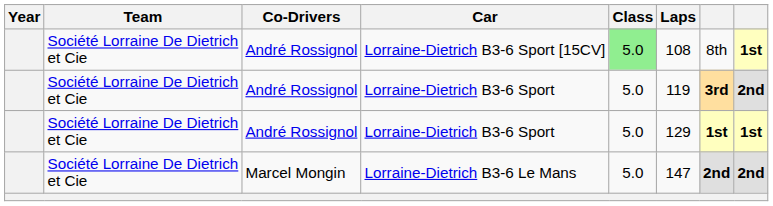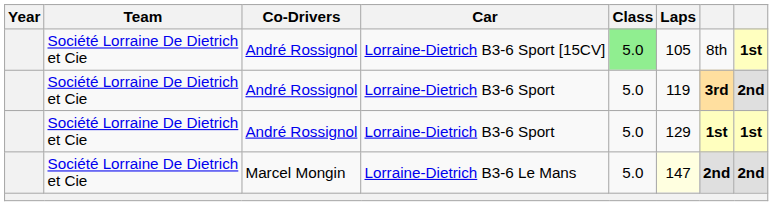(678, 50) 108 -> (678, 50) 105
(678, 173) no background -> (678, 173) lightyellow background
